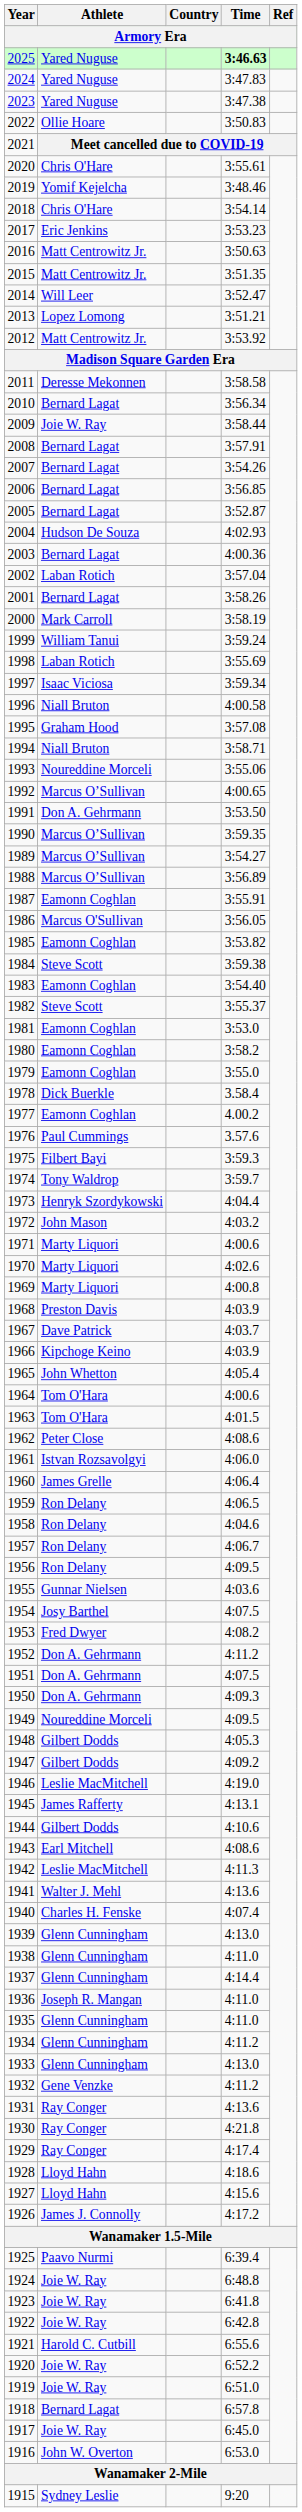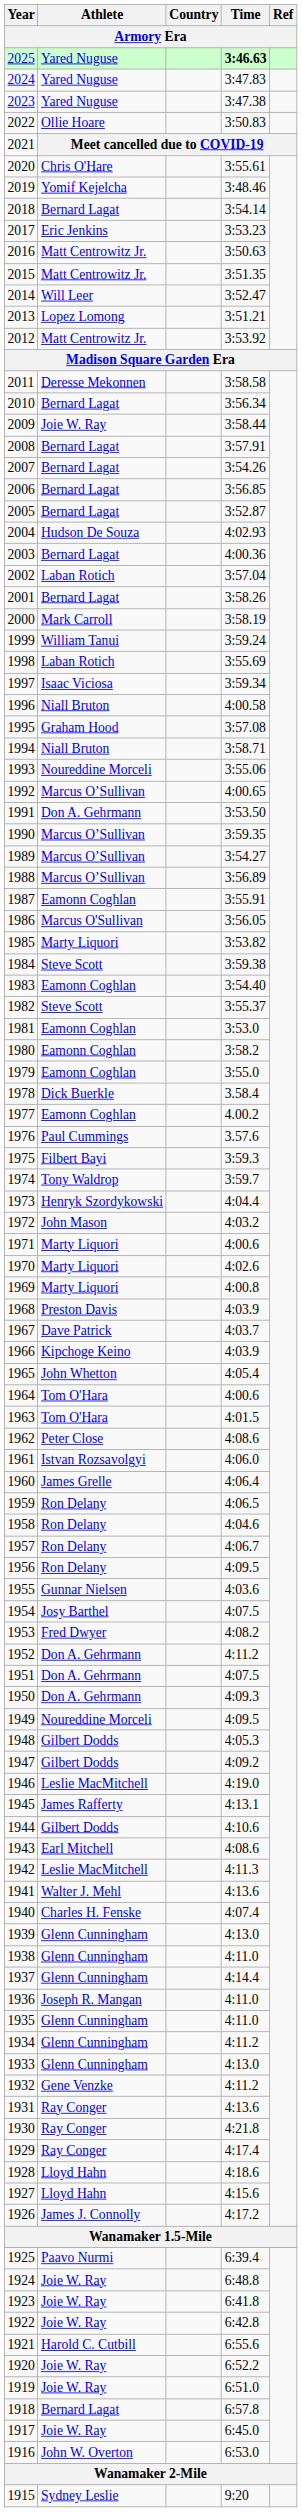(77, 209) Chris O'Hare -> (80, 209) Bernard Lagat
(88, 942) Eamonn Coghlan -> (80, 942) Marty Liquori
